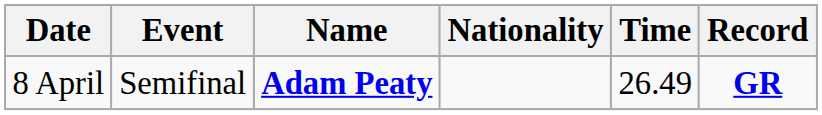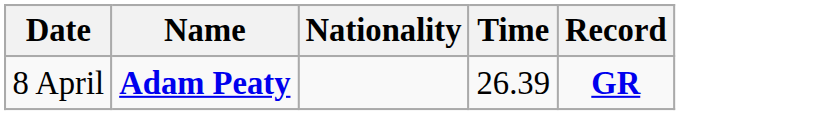- column: (183, 30)
(655, 82) 26.49 -> (513, 82) 26.39
